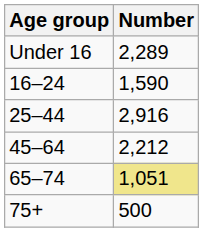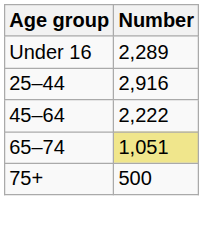- row: (37, 83)
(143, 147) 2,212 -> (143, 115) 2,222
